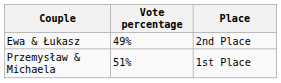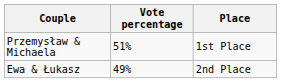rows swapped: (43, 41) <-> (43, 63)
